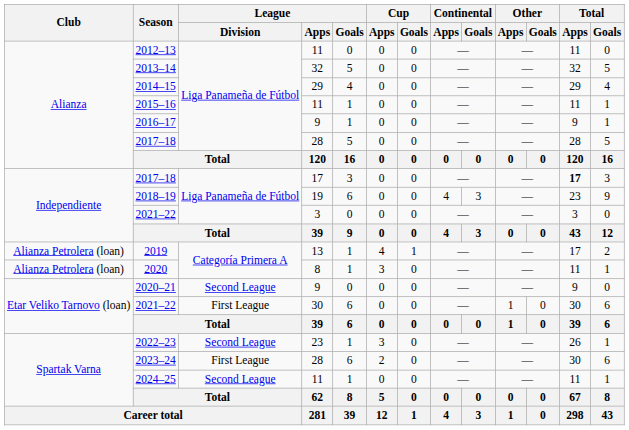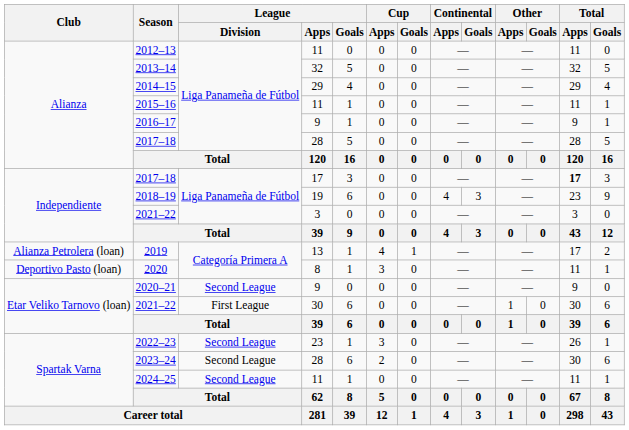(69, 269) Alianza Petrolera (loan) -> (69, 269) Deportivo Pasto (loan)
(240, 360) First League -> (240, 360) Second League
